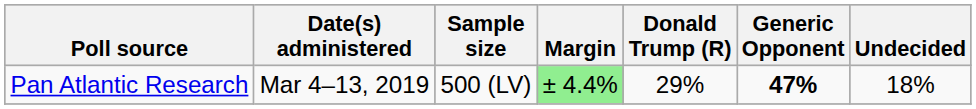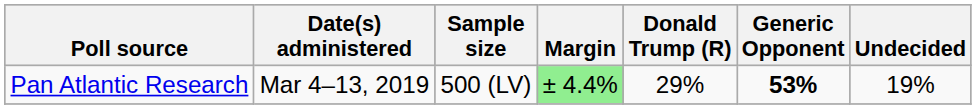(793, 85) 47% -> (793, 85) 53%
(910, 85) 18% -> (910, 85) 19%
